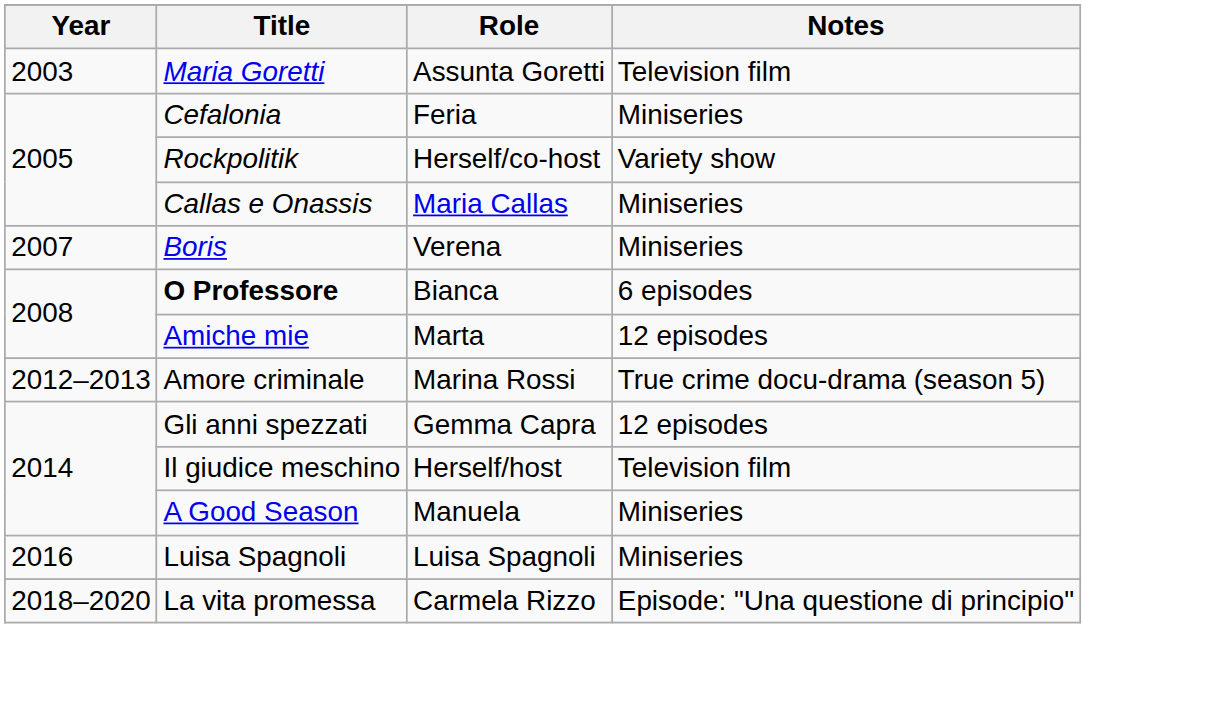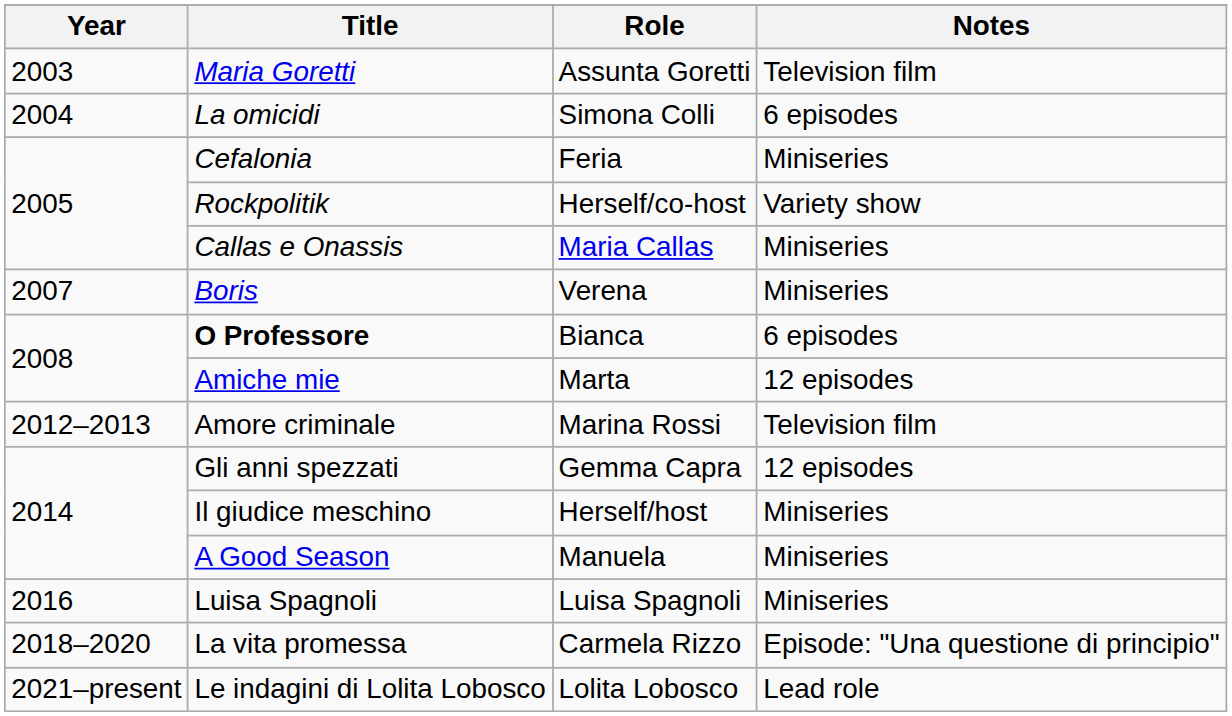+ row: (257, 114)
(832, 379) True crime docu-drama (season 5) -> (850, 423) Television film
(704, 468) Television film -> (826, 512) Miniseries
+ row: (370, 688)
